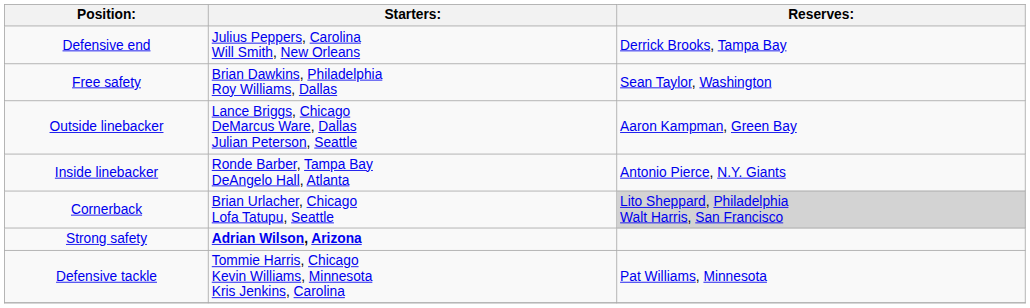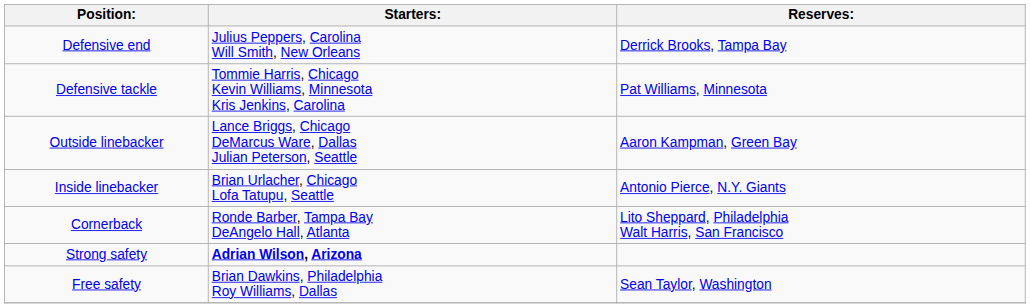rows swapped: (107, 276) <-> (107, 82)
(292, 172) Ronde Barber, Tampa Bay DeAngelo Hall, Atlanta -> (284, 187) Brian Urlacher, Chicago Lofa Tatupu, Seattle
(284, 209) Brian Urlacher, Chicago Lofa Tatupu, Seattle -> (292, 225) Ronde Barber, Tampa Bay DeAngelo Hall, Atlanta
(704, 209) lightgrey background -> (704, 225) no background
